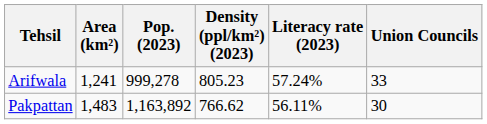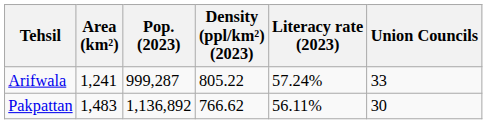(153, 80) 999,278 -> (153, 80) 999,287
(221, 80) 805.23 -> (221, 80) 805.22
(159, 105) 1,163,892 -> (159, 105) 1,136,892
